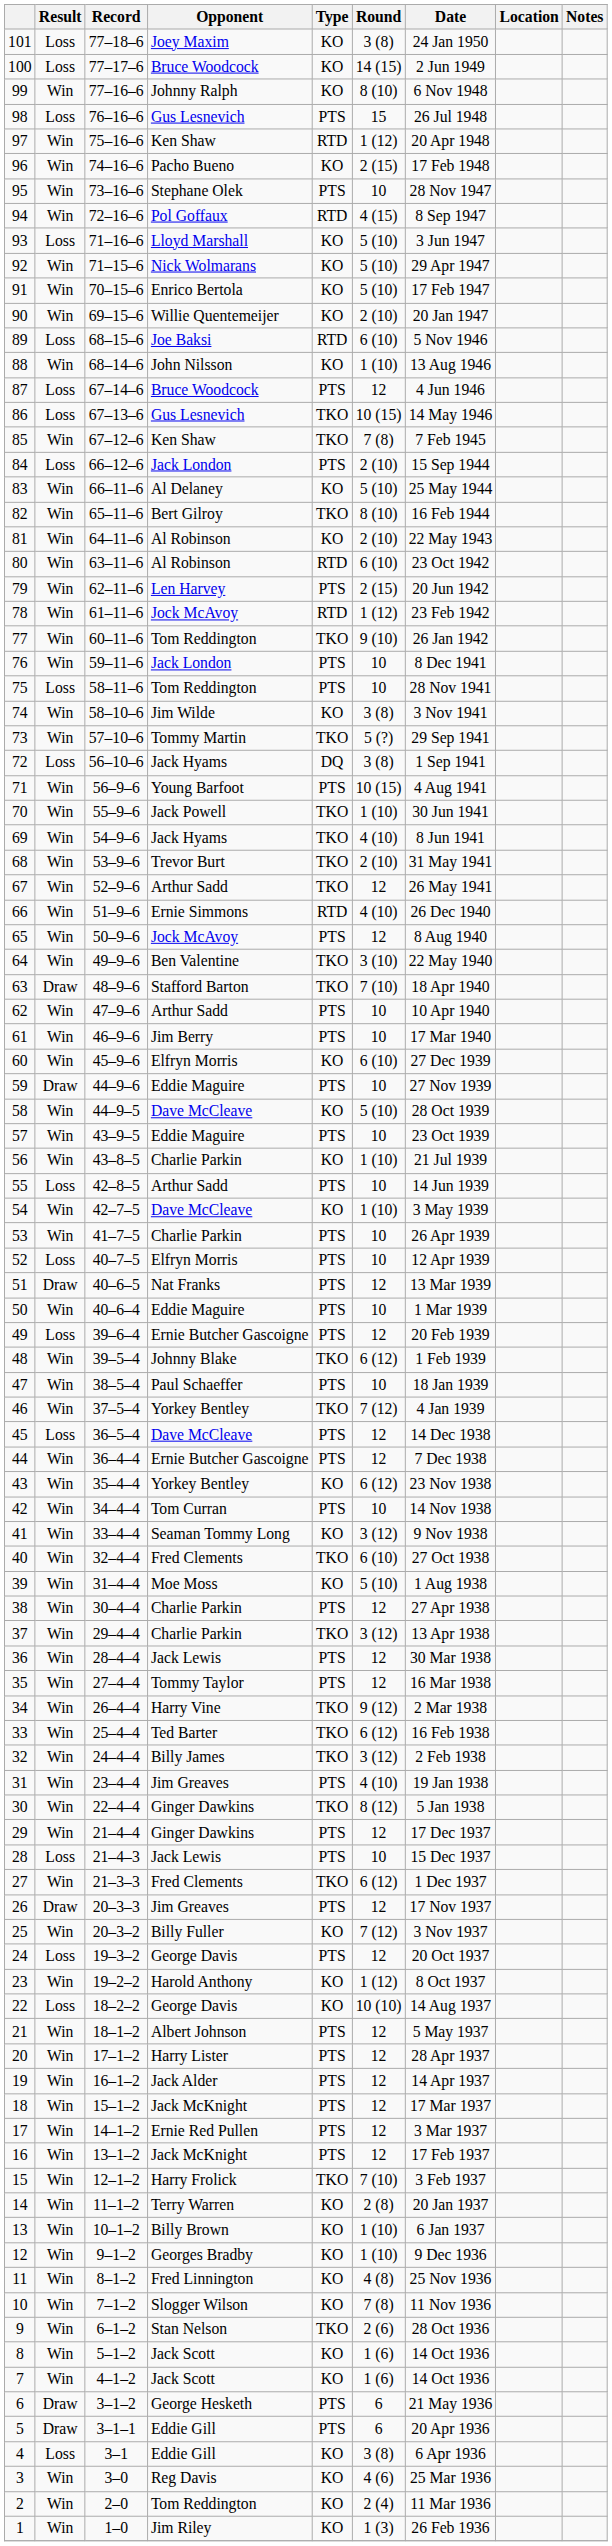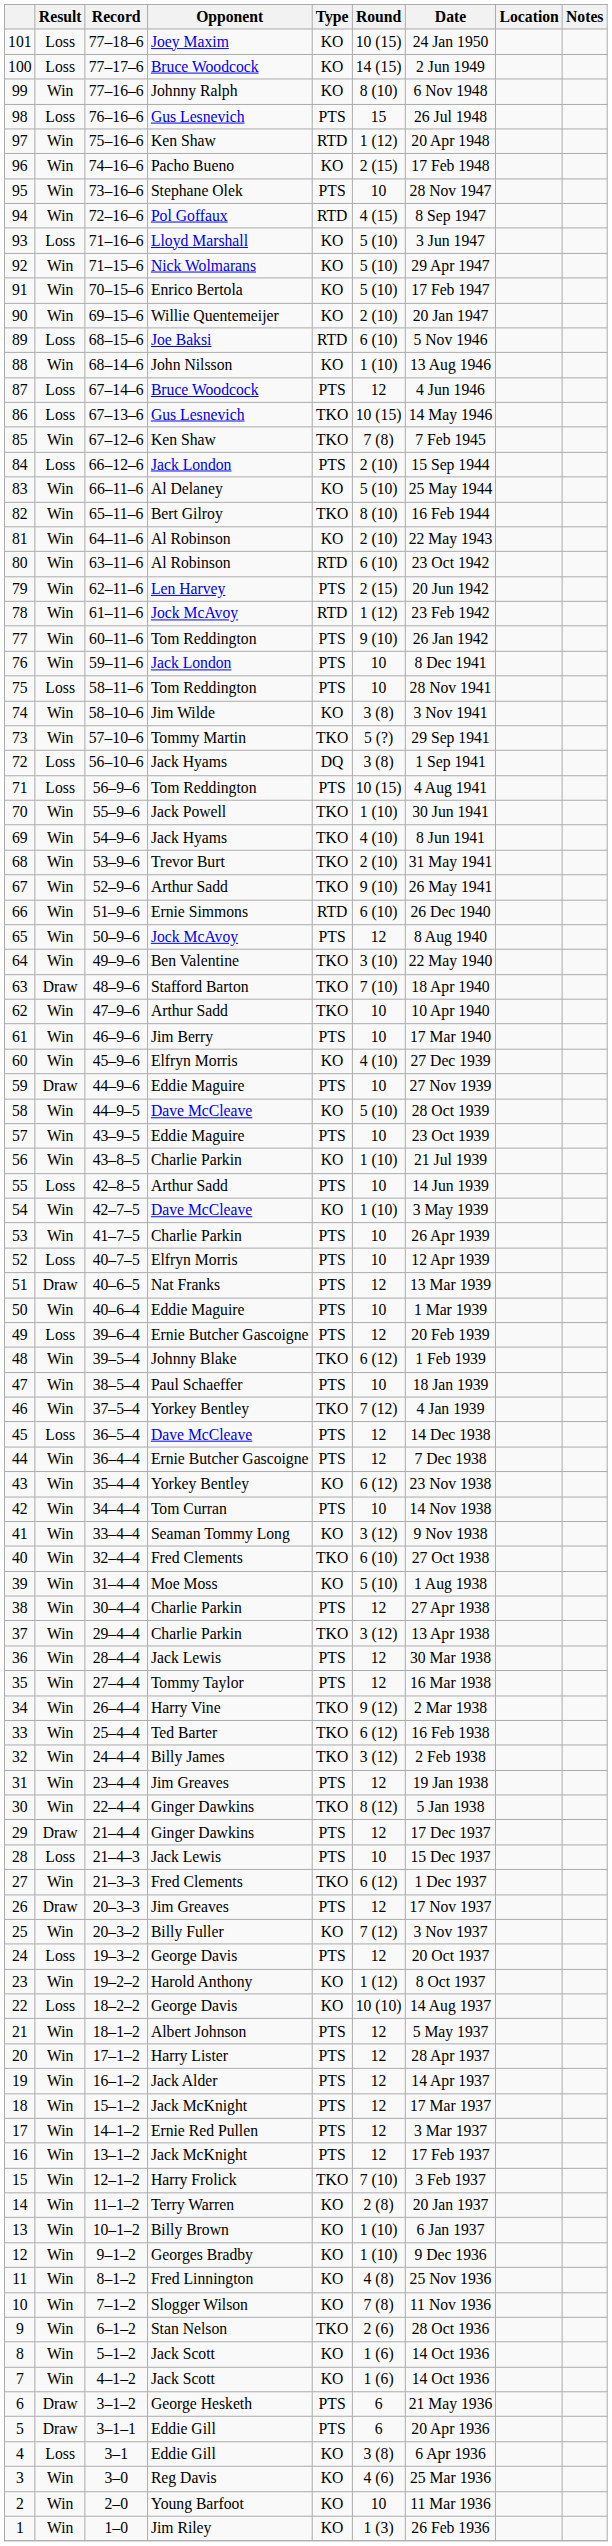(379, 41) 3 (8) -> (379, 41) 10 (15)
(332, 638) TKO -> (332, 638) PTS
(60, 787) Win -> (60, 787) Loss
(197, 787) Young Barfoot -> (204, 787) Tom Reddington
(379, 887) 12 -> (379, 887) 9 (10)
(379, 912) 4 (10) -> (379, 912) 6 (10)
(332, 1011) PTS -> (332, 1011) TKO
(379, 1061) 6 (10) -> (379, 1061) 4 (10)
(379, 1782) 4 (10) -> (379, 1782) 12
(60, 1832) Win -> (60, 1832) Draw
(204, 2503) Tom Reddington -> (197, 2503) Young Barfoot
(379, 2503) 2 (4) -> (379, 2503) 10
